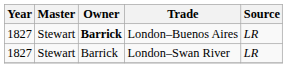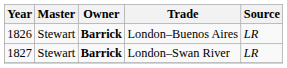(20, 33) 1827 -> (20, 33) 1826
(99, 53) normal -> (101, 53) bold
